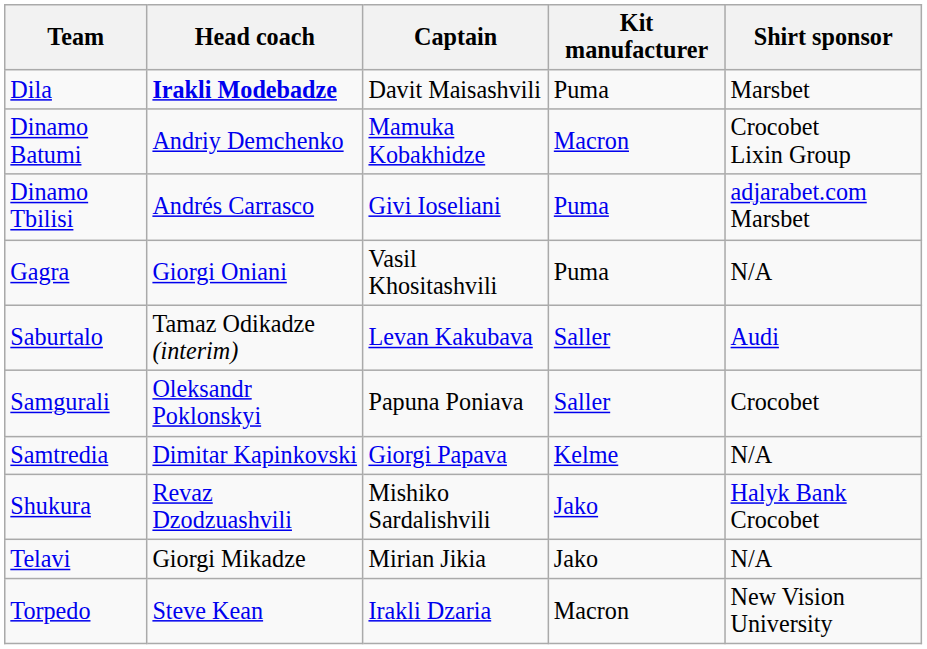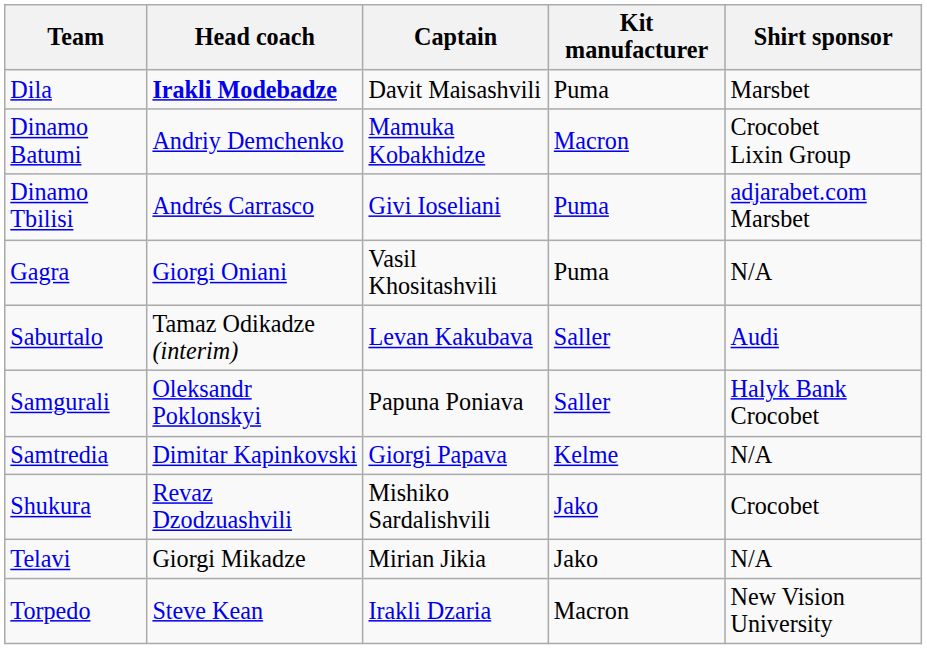(775, 403) Crocobet -> (789, 403) Halyk Bank Crocobet
(789, 506) Halyk Bank Crocobet -> (775, 506) Crocobet
